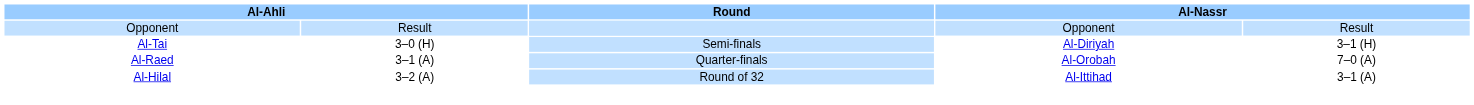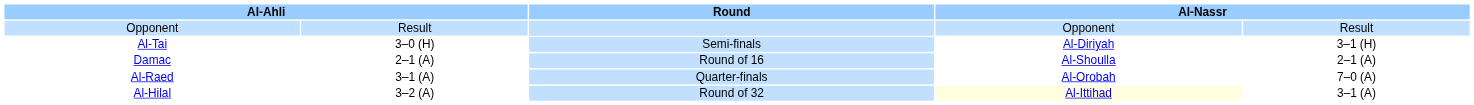+ row: (152, 60)
(1089, 77) no background -> (1089, 93) lightyellow background
